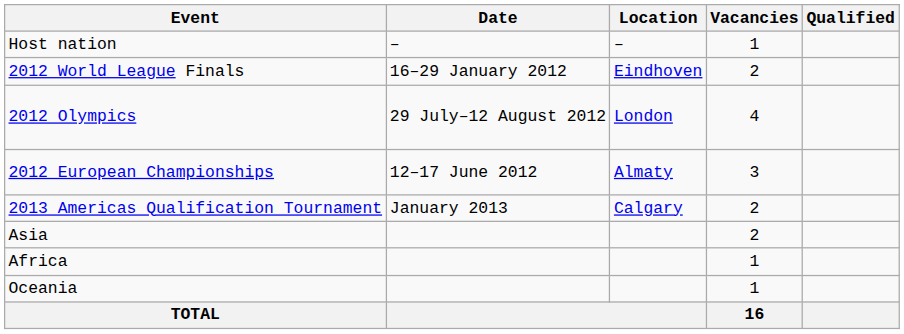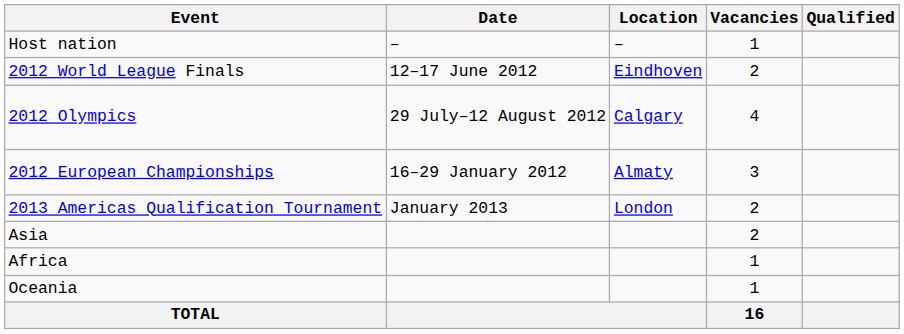(478, 71) 16–29 January 2012 -> (464, 71) 12–17 June 2012
(643, 117) London -> (648, 117) Calgary
(464, 172) 12–17 June 2012 -> (478, 172) 16–29 January 2012
(648, 208) Calgary -> (643, 208) London
